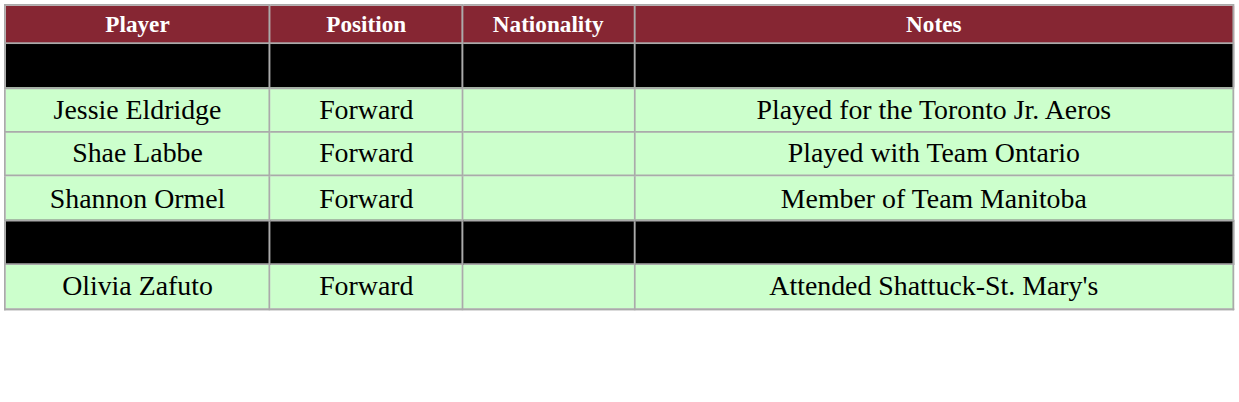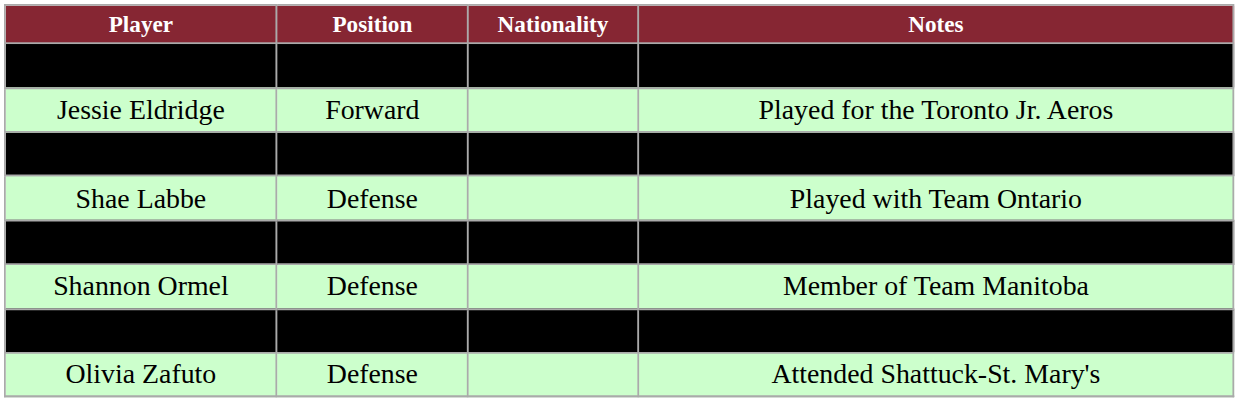+ row: (141, 153)
(366, 153) Forward -> (372, 197) Defense
+ row: (141, 242)
(366, 197) Forward -> (372, 286) Defense
(366, 242) Forward -> (372, 330) Goaltender
(366, 286) Forward -> (372, 374) Defense
